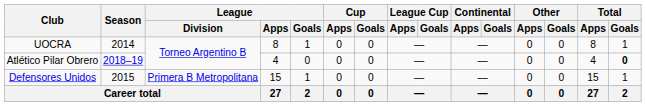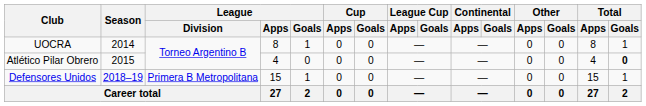(123, 61) 2018–19 -> (123, 61) 2015
(123, 77) 2015 -> (123, 77) 2018–19
